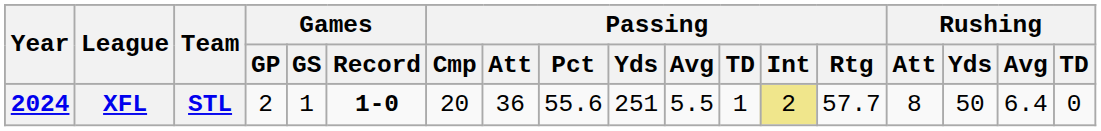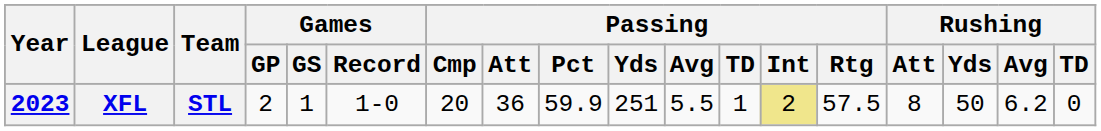(40, 105) 2024 -> (40, 105) 2023
(377, 105) bold -> (377, 105) normal
(573, 105) 55.6 -> (573, 105) 59.9
(851, 105) 57.7 -> (851, 105) 57.5
(1026, 105) 6.4 -> (1026, 105) 6.2
